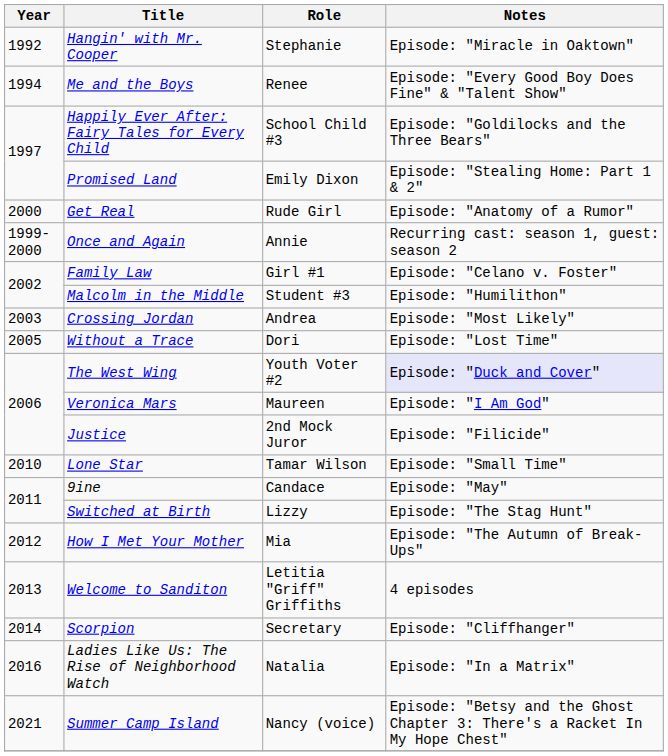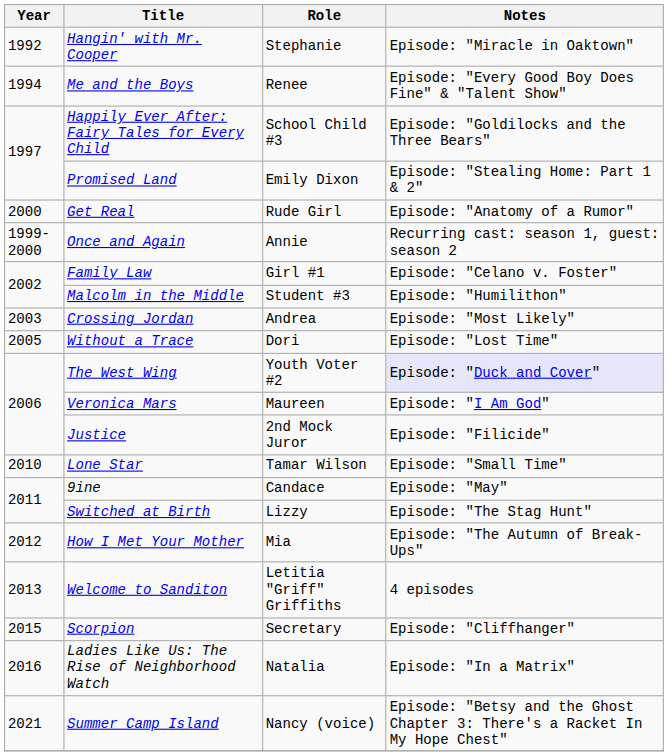(25, 629) 2014 -> (25, 629) 2015
